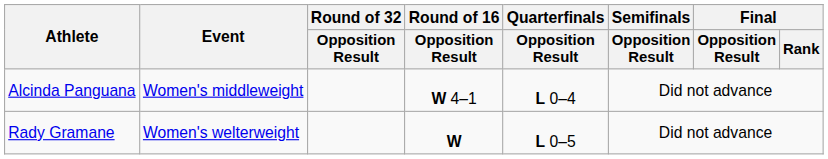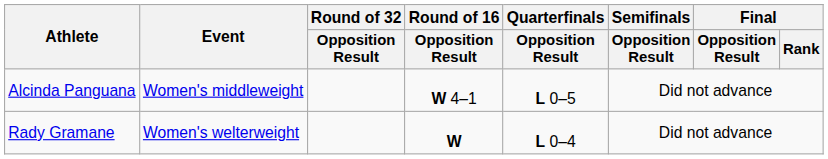(556, 99) L 0–4 -> (556, 99) L 0–5
(556, 142) L 0–5 -> (556, 142) L 0–4
